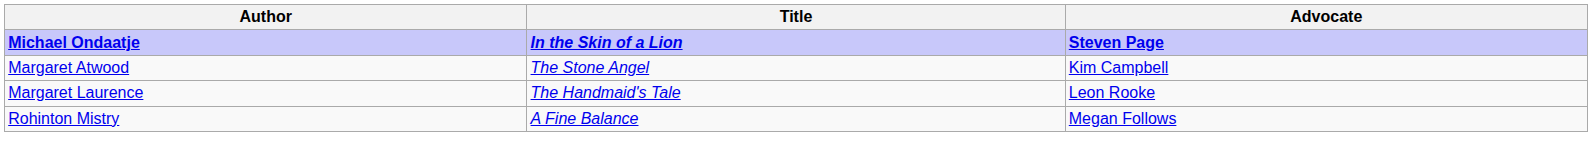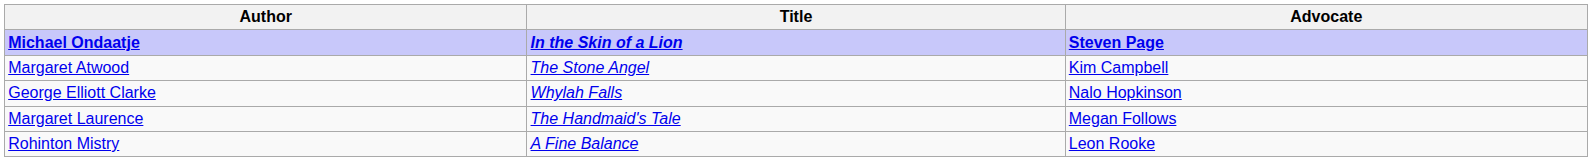+ row: (82, 93)
(1112, 93) Leon Rooke -> (1123, 118) Megan Follows
(1123, 118) Megan Follows -> (1112, 144) Leon Rooke
